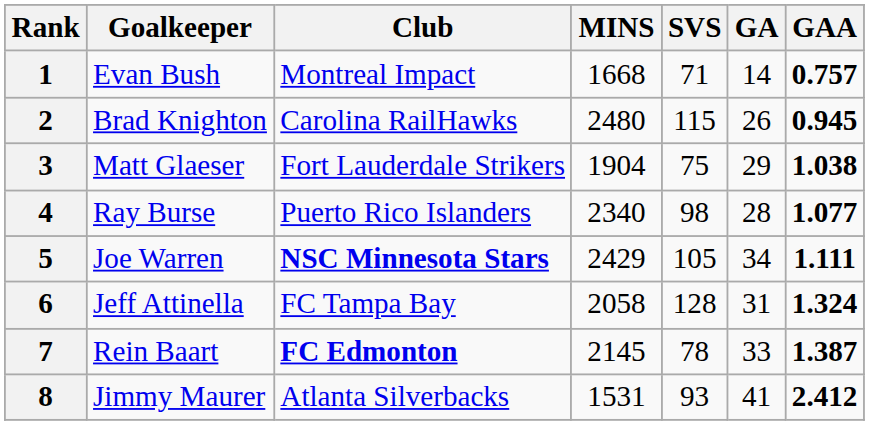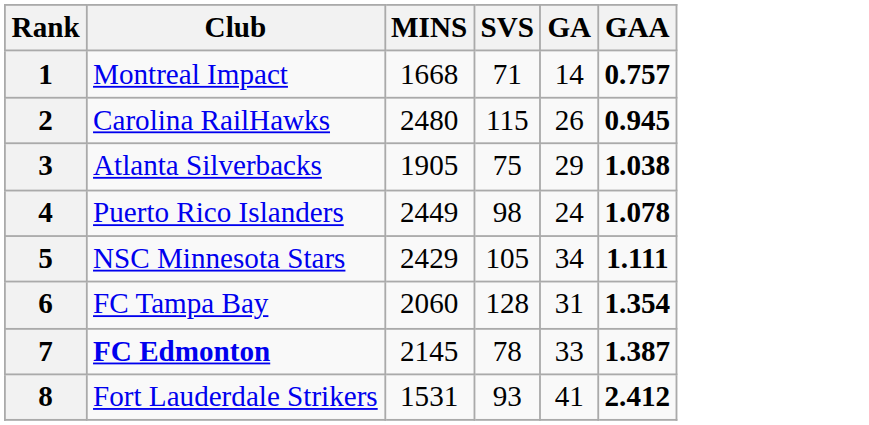- column: (180, 27)
(423, 166) Fort Lauderdale Strikers -> (207, 166) Atlanta Silverbacks
(616, 166) 1904 -> (429, 166) 1905
(616, 212) 2340 -> (429, 212) 2449
(757, 212) 28 -> (569, 212) 24
(825, 212) 1.077 -> (637, 212) 1.078
(415, 258) bold -> (219, 258) normal
(616, 304) 2058 -> (429, 304) 2060
(825, 304) 1.324 -> (637, 304) 1.354
(395, 397) Atlanta Silverbacks -> (235, 397) Fort Lauderdale Strikers
